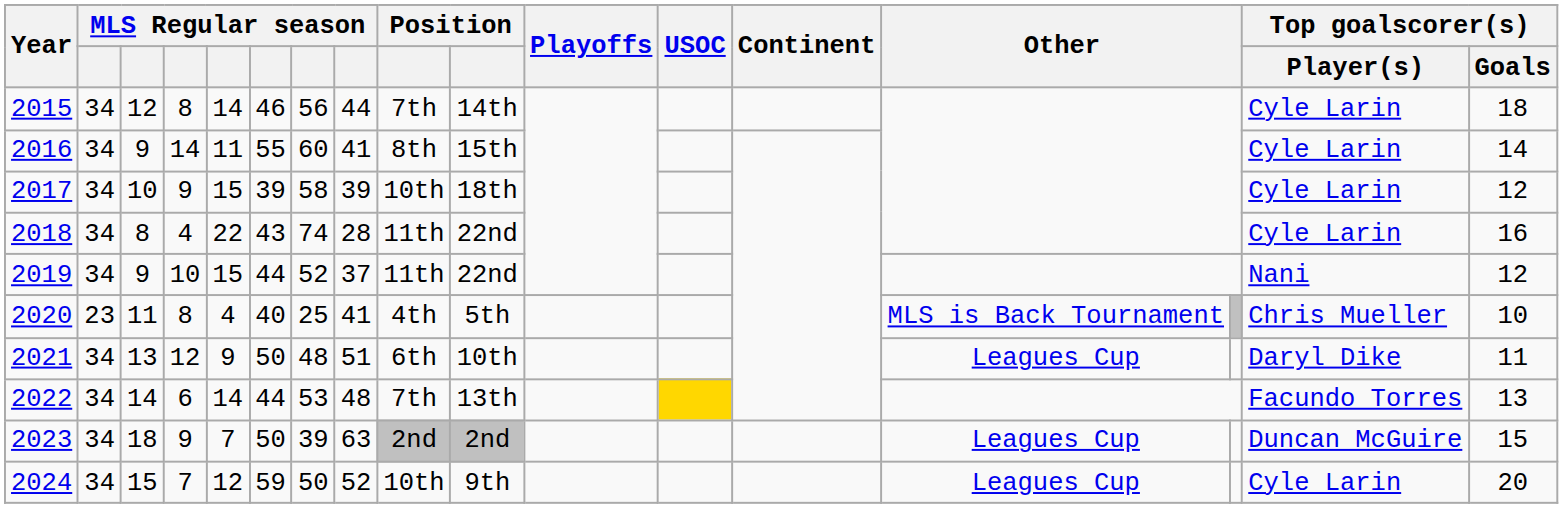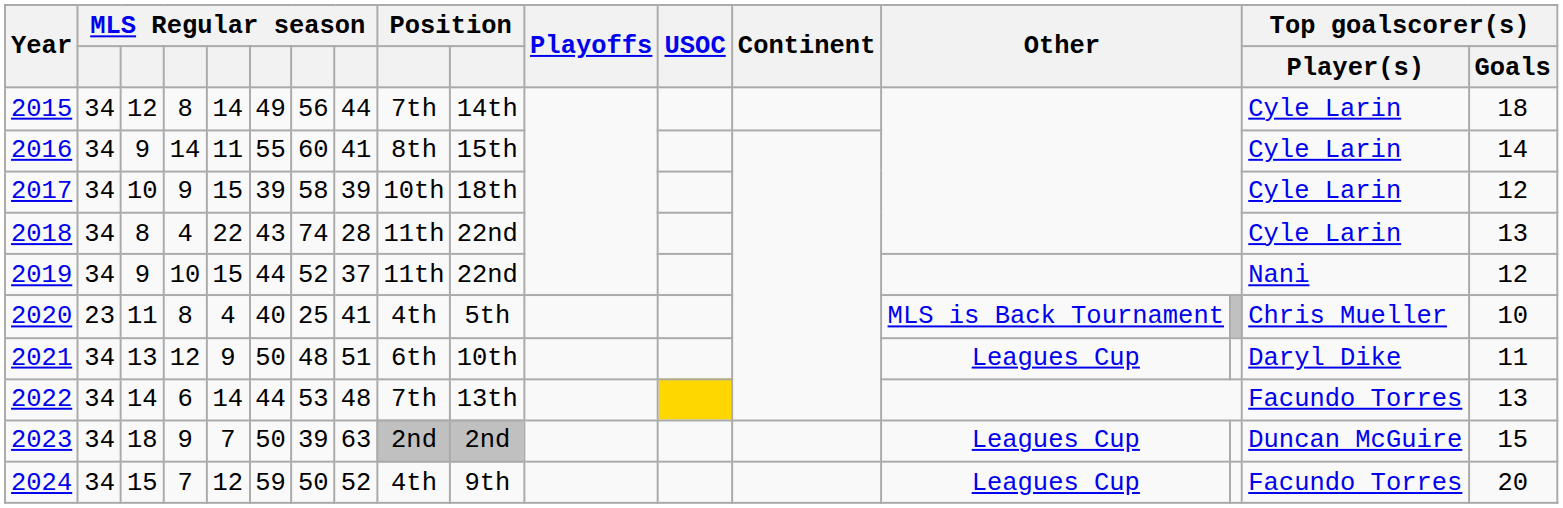(271, 109) 46 -> (271, 109) 49
(1513, 233) 16 -> (1513, 233) 13
(414, 483) 10th -> (414, 483) 4th
(1325, 483) Cyle Larin -> (1355, 483) Facundo Torres
